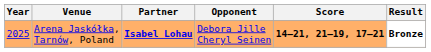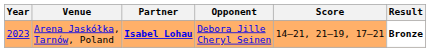(18, 34) 2025 -> (18, 34) 2023
(330, 34) bold -> (330, 34) normal
